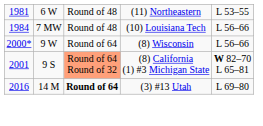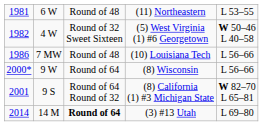+ row: (171, 33)
(19, 28) 1984 -> (19, 54) 1986
(92, 65) lightsalmon background -> (94, 92) no background
(19, 86) 2016 -> (19, 113) 2014
